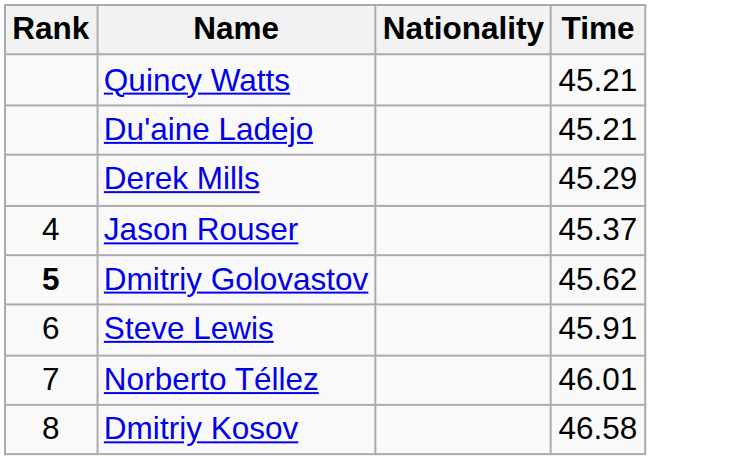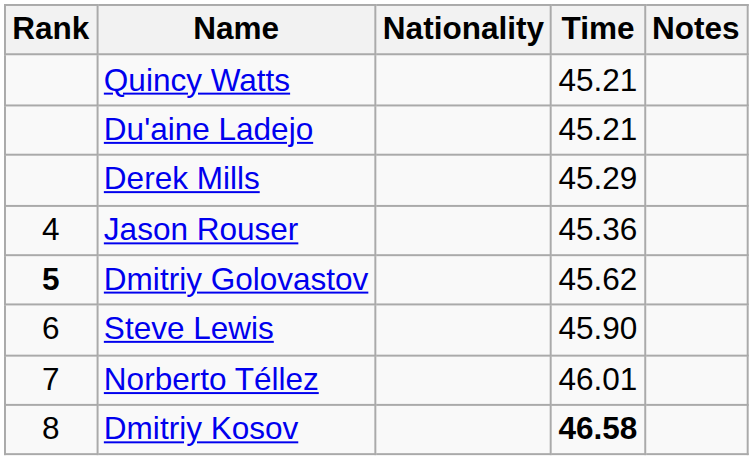+ column: (696, 29)
(598, 229) 45.37 -> (598, 229) 45.36
(598, 329) 45.91 -> (598, 329) 45.90
(598, 429) normal -> (598, 429) bold
